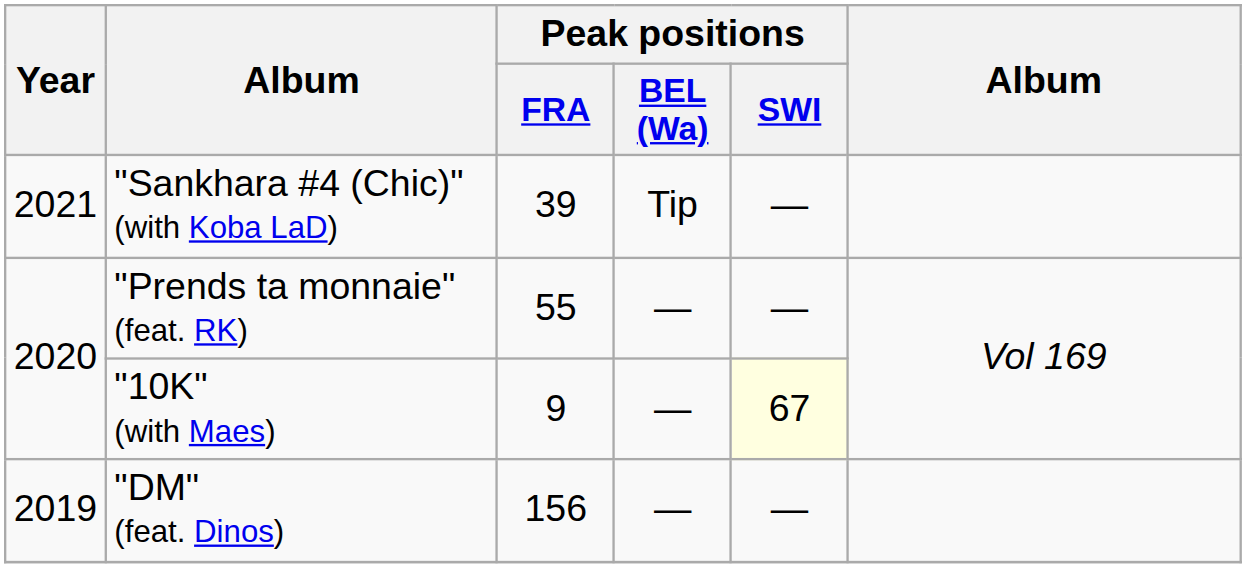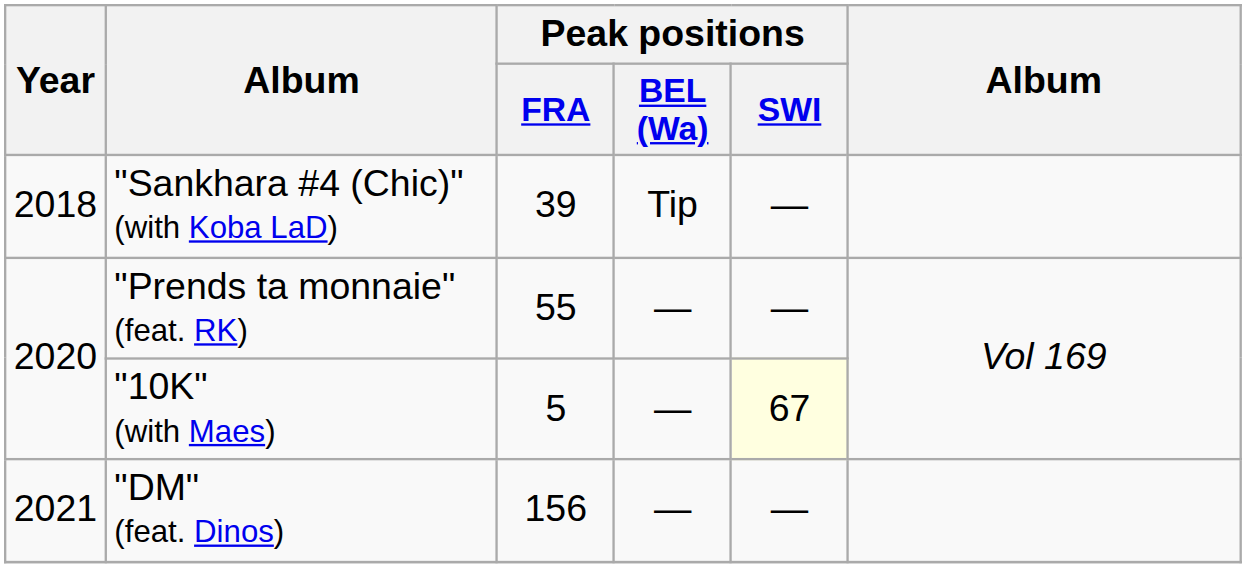(55, 205) 2021 -> (55, 205) 2018
(556, 408) 9 -> (556, 408) 5
(55, 509) 2019 -> (55, 509) 2021
